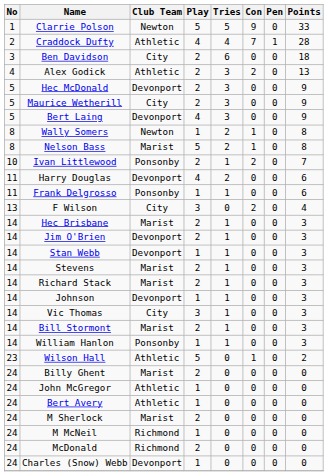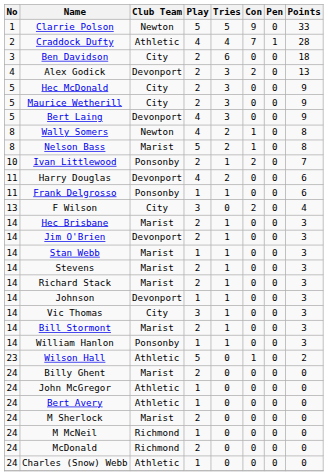(157, 72) Athletic -> (157, 72) Devonport
(157, 87) Devonport -> (157, 87) City
(198, 132) 1 -> (198, 132) 4
(157, 253) Devonport -> (157, 253) Marist
(157, 463) Devonport -> (157, 463) Athletic
